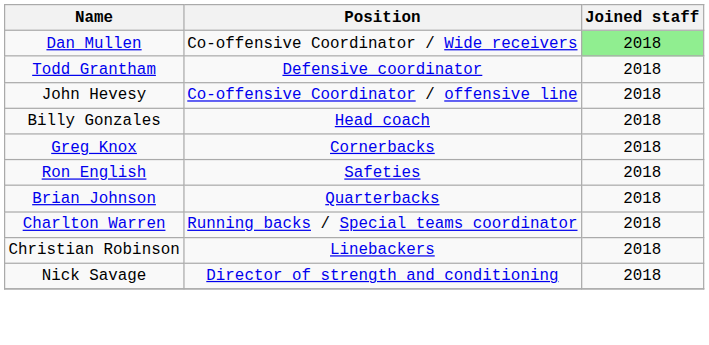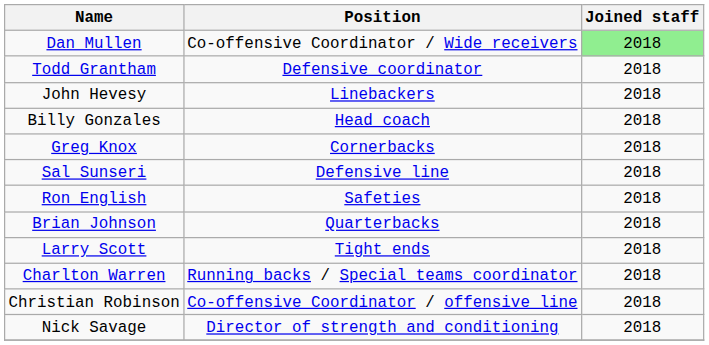(382, 95) Co-offensive Coordinator / offensive line -> (382, 95) Linebackers
+ row: (94, 173)
+ row: (94, 250)
(382, 250) Linebackers -> (382, 302) Co-offensive Coordinator / offensive line
